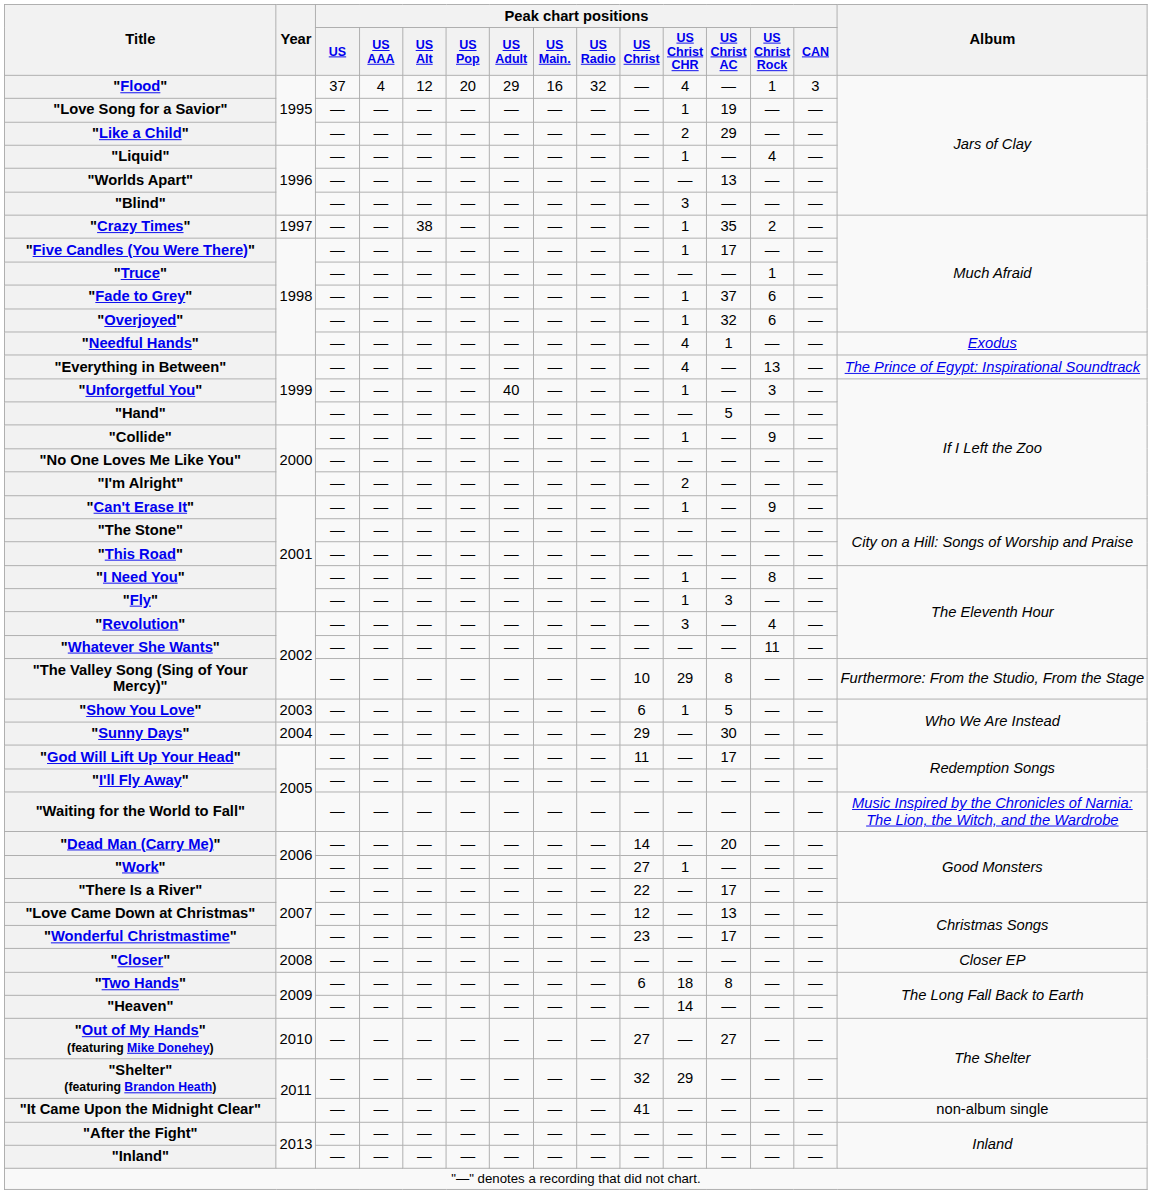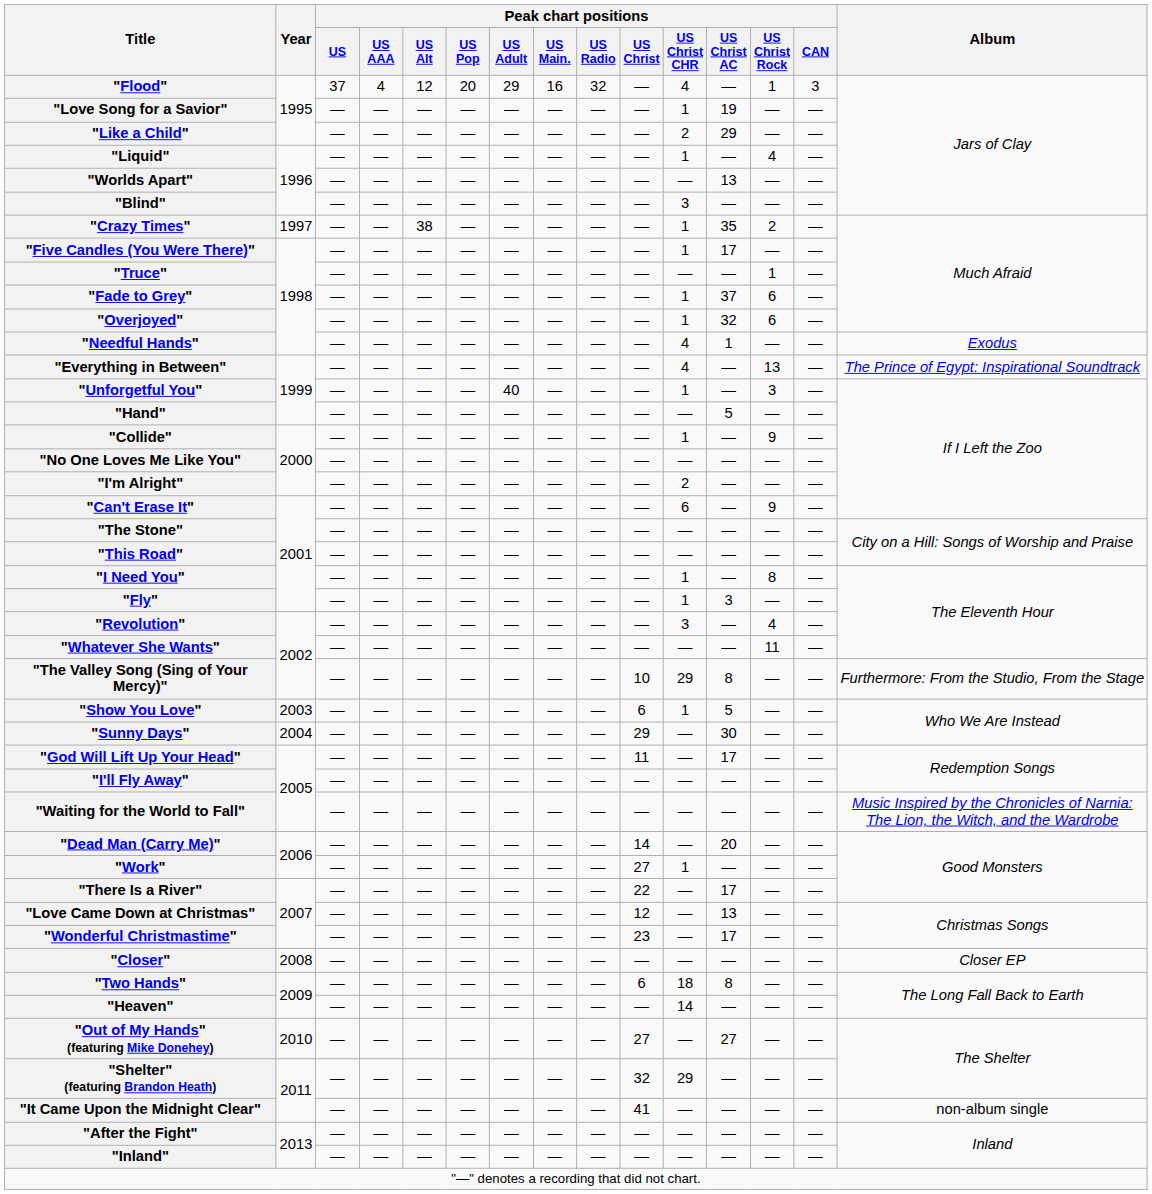(685, 507) 1 -> (685, 507) 6
